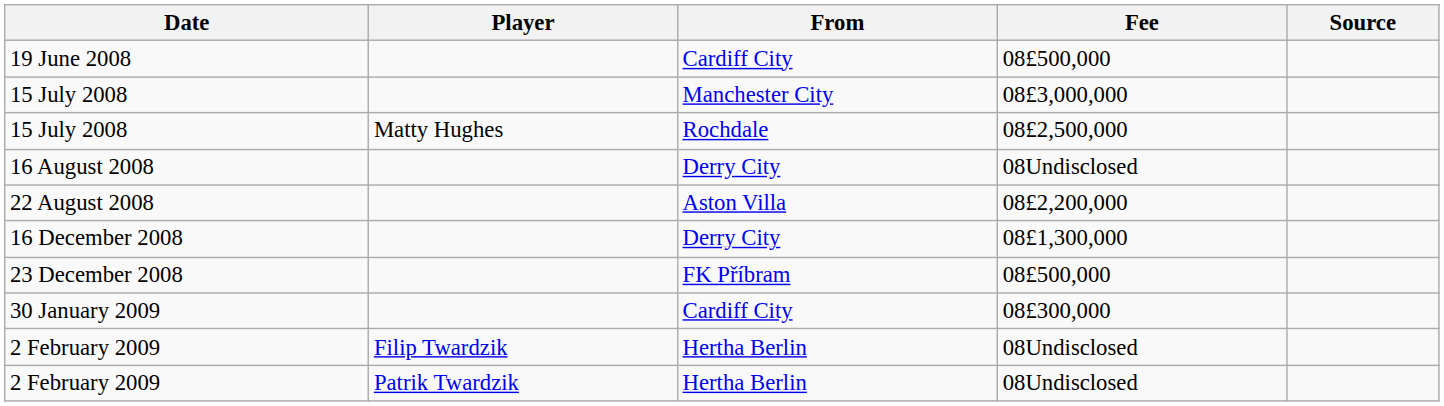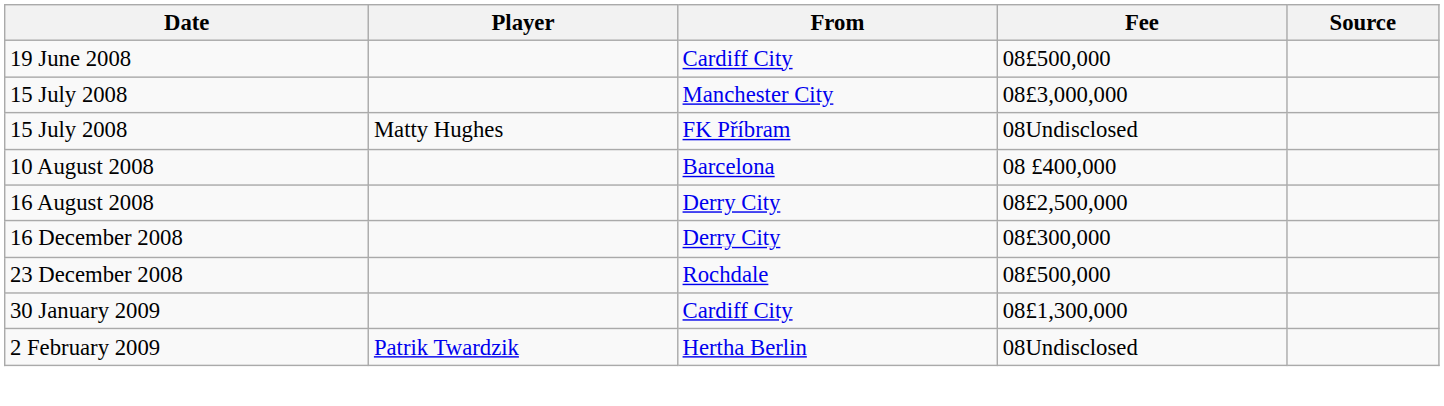(725, 130) Rochdale -> (737, 130) FK Příbram
(1065, 130) 08£2,500,000 -> (1070, 130) 08Undisclosed
+ row: (82, 166)
(1070, 166) 08Undisclosed -> (1065, 202) 08£2,500,000
- row: (82, 202)
(1065, 238) 08£1,300,000 -> (1057, 238) 08£300,000
(737, 274) FK Příbram -> (725, 274) Rochdale
(1057, 310) 08£300,000 -> (1065, 310) 08£1,300,000
- row: (85, 346)
